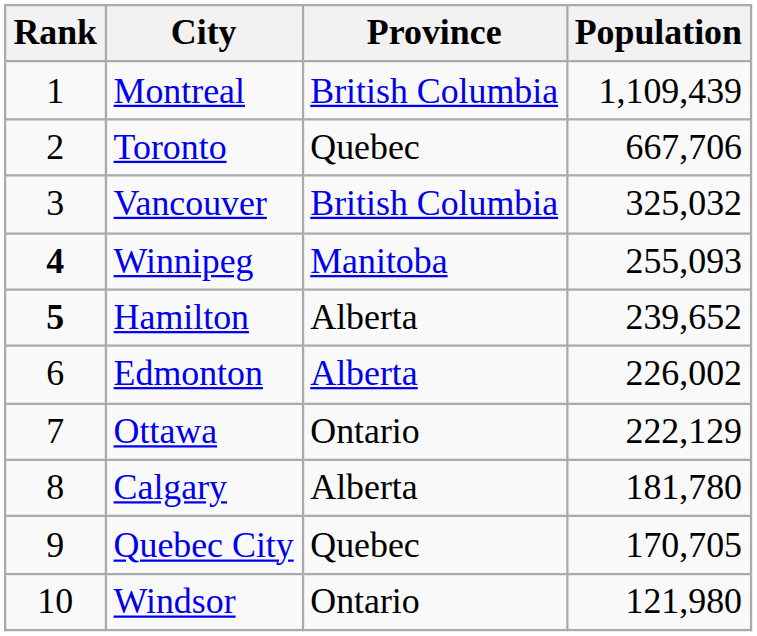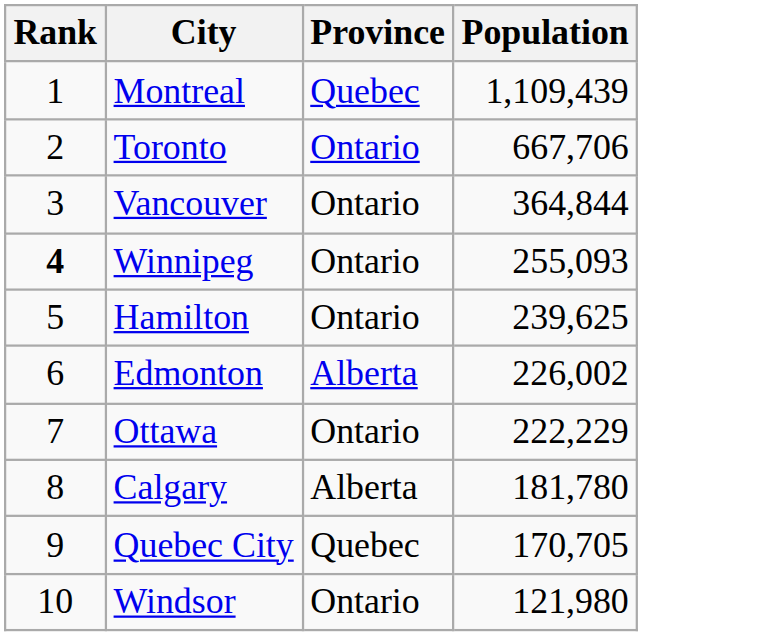(434, 89) British Columbia -> (365, 89) Quebec
(365, 146) Quebec -> (365, 146) Ontario
(434, 203) British Columbia -> (365, 203) Ontario
(684, 203) 325,032 -> (571, 203) 364,844
(379, 260) Manitoba -> (365, 260) Ontario
(55, 317) bold -> (55, 317) normal
(364, 317) Alberta -> (365, 317) Ontario
(684, 317) 239,652 -> (571, 317) 239,625
(684, 430) 222,129 -> (571, 430) 222,229
